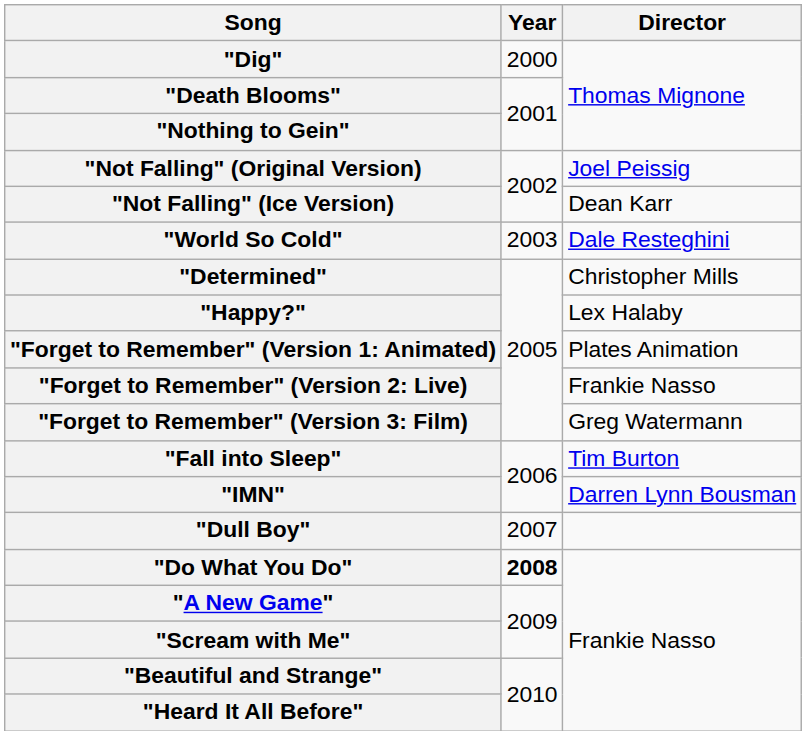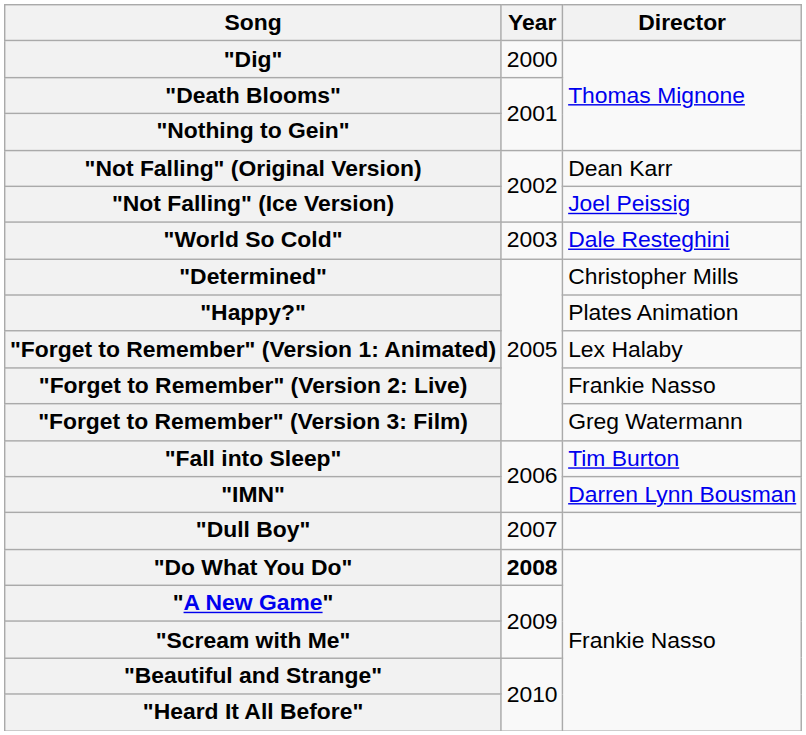(629, 167) Joel Peissig -> (620, 167) Dean Karr
(620, 204) Dean Karr -> (629, 204) Joel Peissig
(625, 312) Lex Halaby -> (653, 312) Plates Animation
(653, 349) Plates Animation -> (625, 349) Lex Halaby
